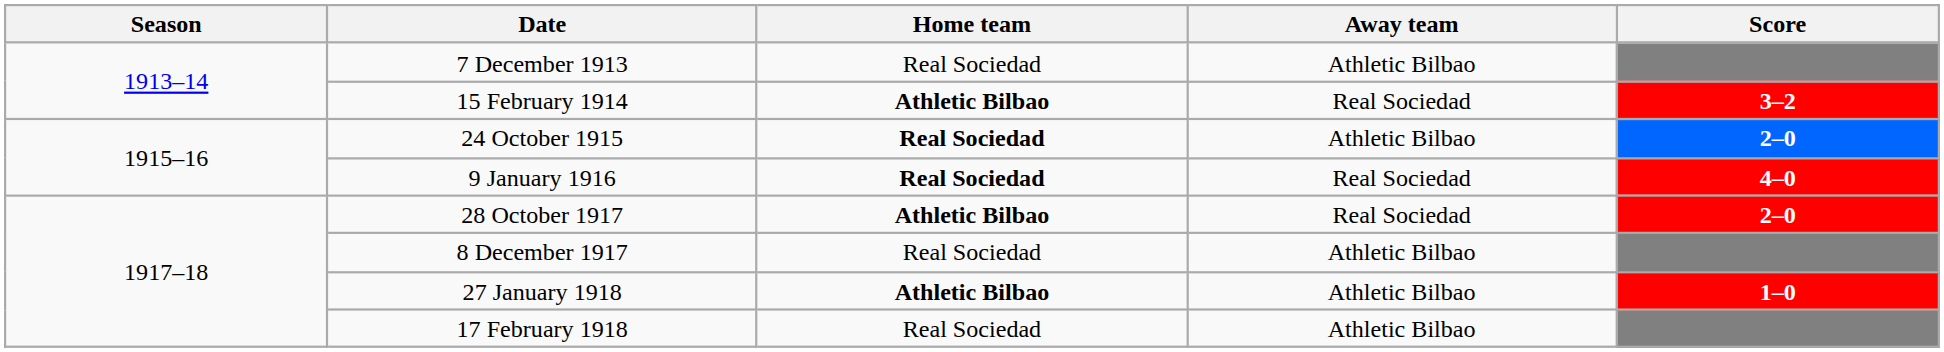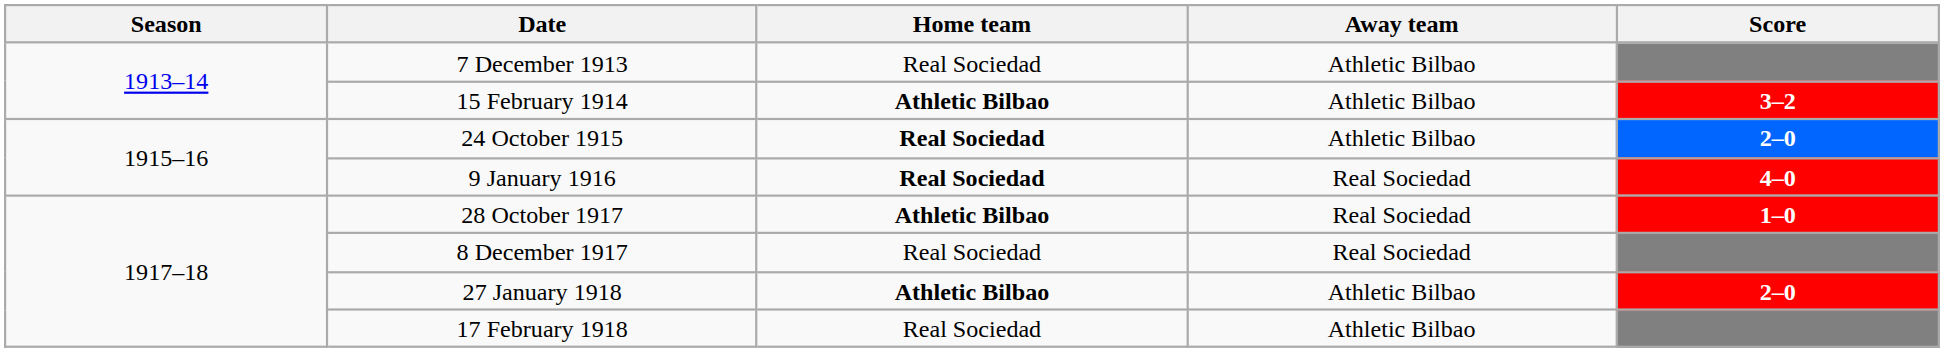(1402, 100) Real Sociedad -> (1402, 100) Athletic Bilbao
(1778, 214) 2–0 -> (1778, 214) 1–0
(1402, 252) Athletic Bilbao -> (1402, 252) Real Sociedad
(1778, 290) 1–0 -> (1778, 290) 2–0
